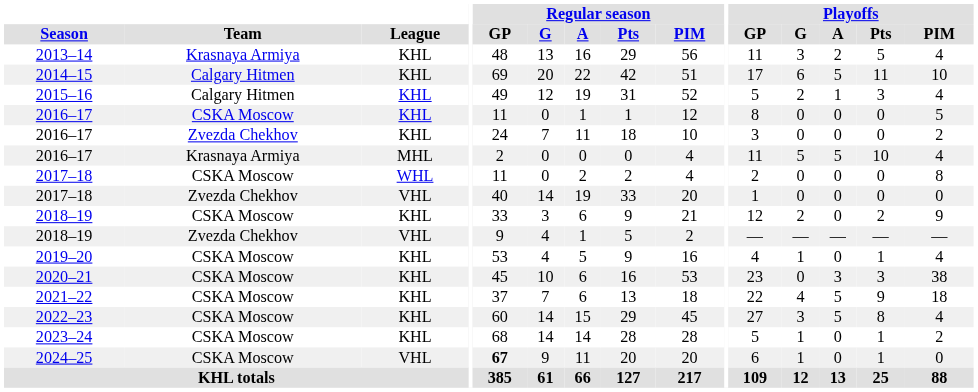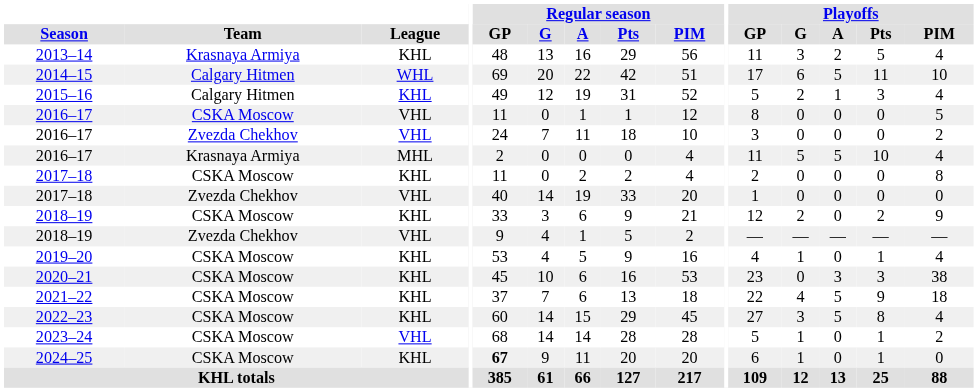(415, 74) KHL -> (415, 74) WHL
(415, 115) KHL -> (415, 115) VHL
(415, 135) KHL -> (415, 135) VHL
(415, 175) WHL -> (415, 175) KHL
(415, 337) KHL -> (415, 337) VHL
(415, 357) VHL -> (415, 357) KHL
